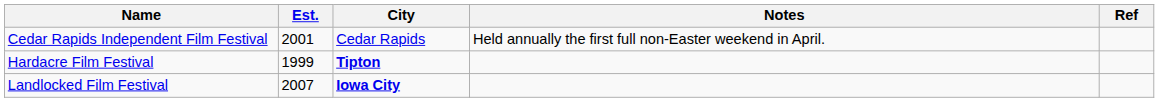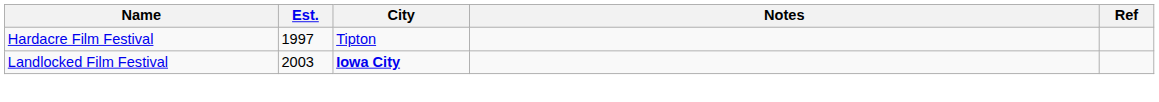- row: (138, 39)
(298, 62) 1999 -> (298, 39) 1997
(358, 62) bold -> (356, 39) normal
(298, 85) 2007 -> (298, 62) 2003
